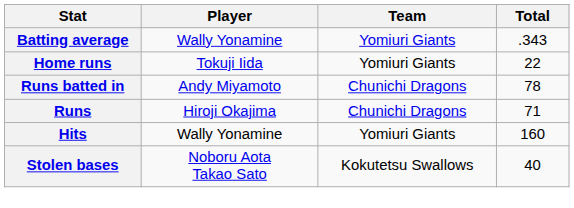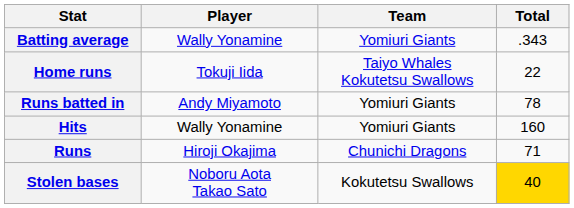(407, 63) Yomiuri Giants -> (407, 71) Taiyo Whales Kokutetsu Swallows
(407, 87) Chunichi Dragons -> (407, 103) Yomiuri Giants
rows swapped: (73, 110) <-> (73, 134)
(533, 166) no background -> (533, 183) gold background
